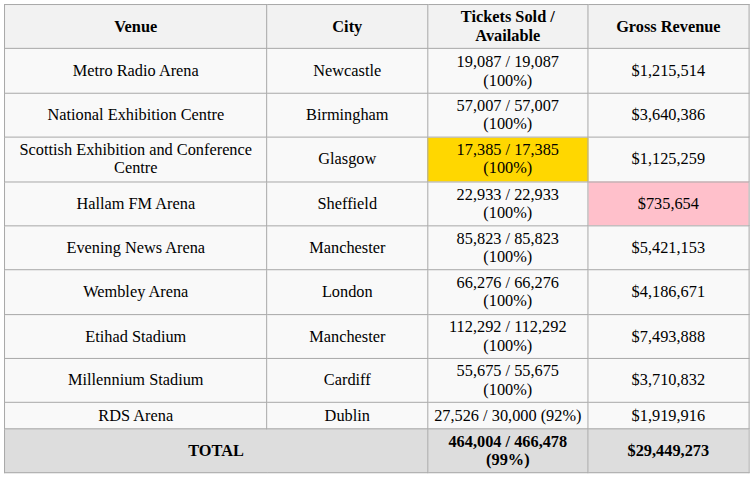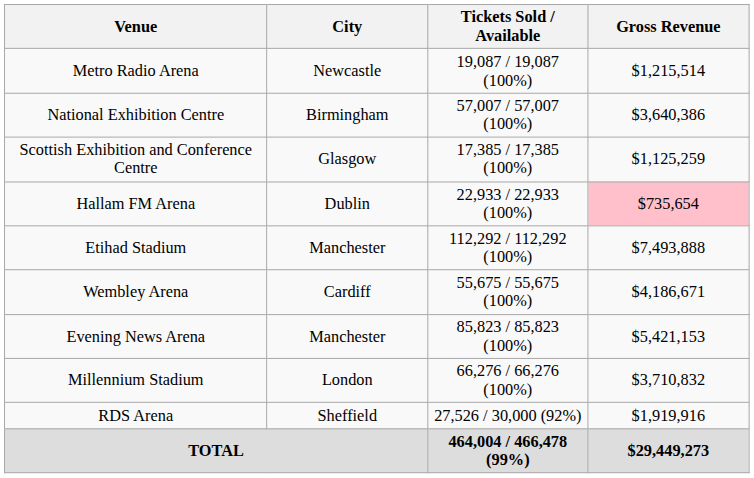(508, 159) gold background -> (508, 159) no background
(347, 203) Sheffield -> (347, 203) Dublin
rows swapped: (136, 247) <-> (136, 336)
(347, 292) London -> (347, 292) Cardiff
(508, 292) 66,276 / 66,276 (100%) -> (508, 292) 55,675 / 55,675 (100%)
(347, 380) Cardiff -> (347, 380) London
(508, 380) 55,675 / 55,675 (100%) -> (508, 380) 66,276 / 66,276 (100%)
(347, 415) Dublin -> (347, 415) Sheffield
